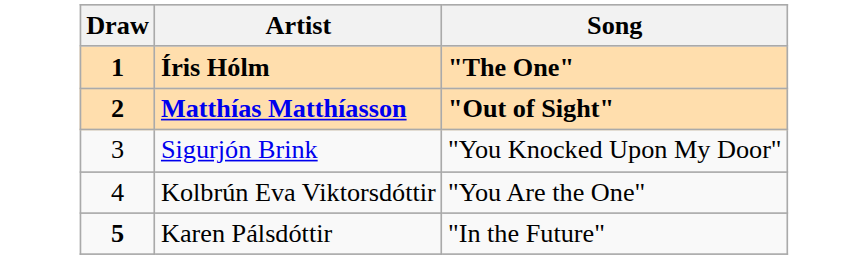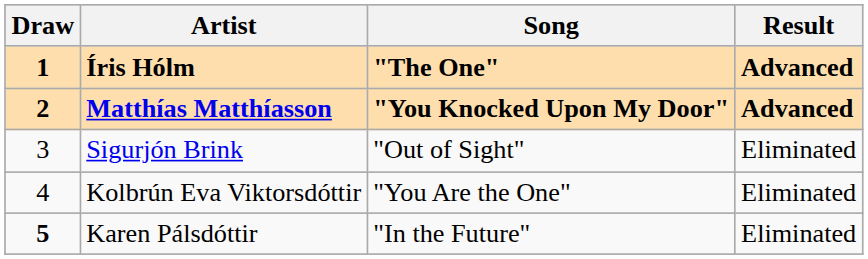+ column: (799, 25)
(531, 108) "Out of Sight" -> (551, 108) "You Knocked Upon My Door"
(615, 150) "You Knocked Upon My Door" -> (449, 150) "Out of Sight"
